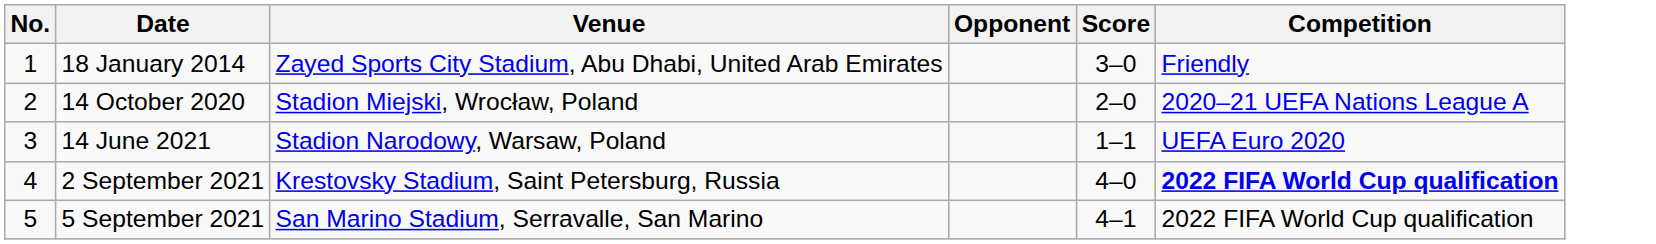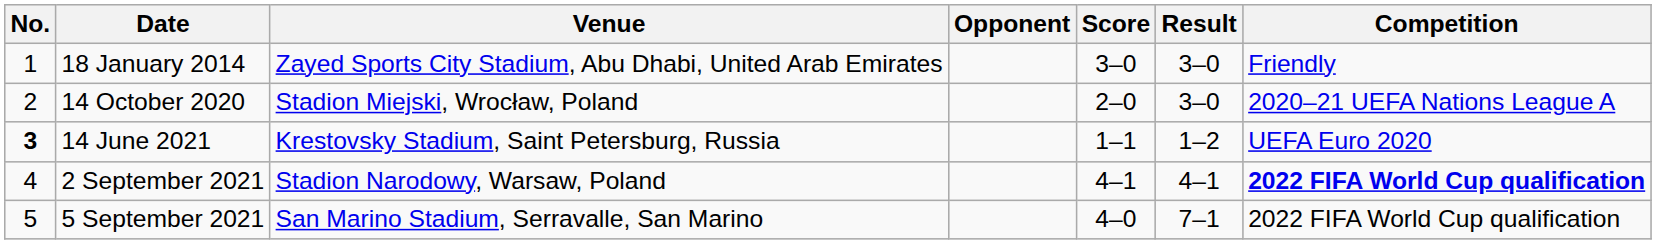+ column: (1199, 24)
(30, 141) normal -> (30, 141) bold
(471, 141) Stadion Narodowy, Warsaw, Poland -> (528, 141) Krestovsky Stadium, Saint Petersburg, Russia
(528, 180) Krestovsky Stadium, Saint Petersburg, Russia -> (471, 180) Stadion Narodowy, Warsaw, Poland
(1116, 180) 4–0 -> (1116, 180) 4–1
(1116, 219) 4–1 -> (1116, 219) 4–0
